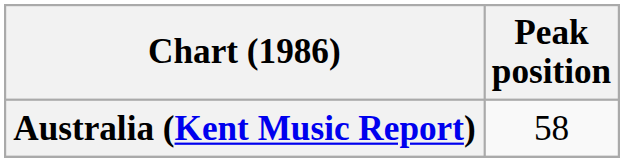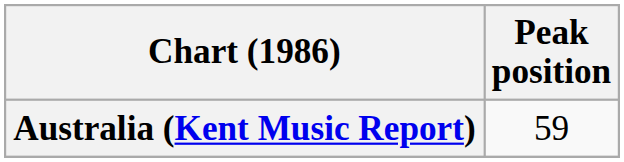(552, 127) 58 -> (552, 127) 59
